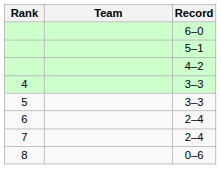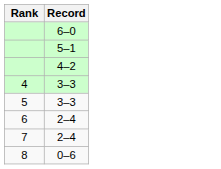- column: (108, 13)
